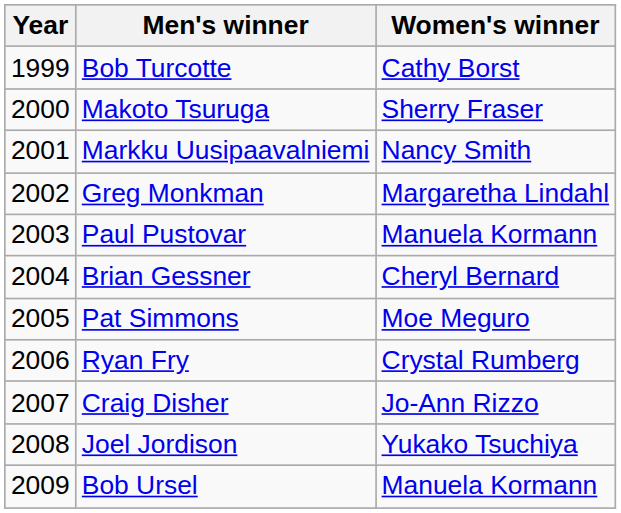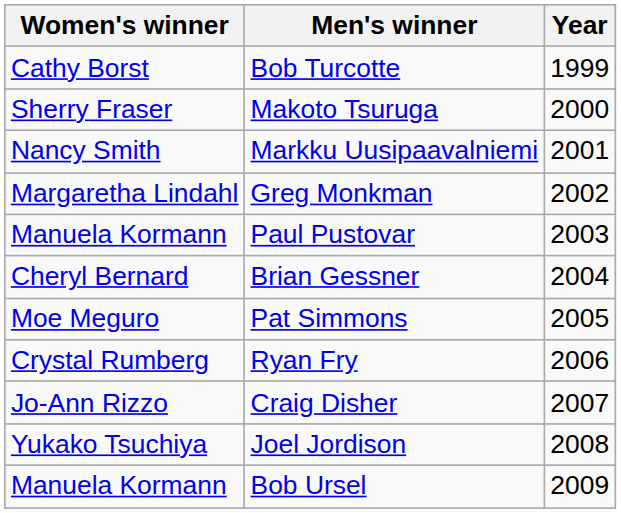columns swapped: (40, 25) <-> (495, 25)
